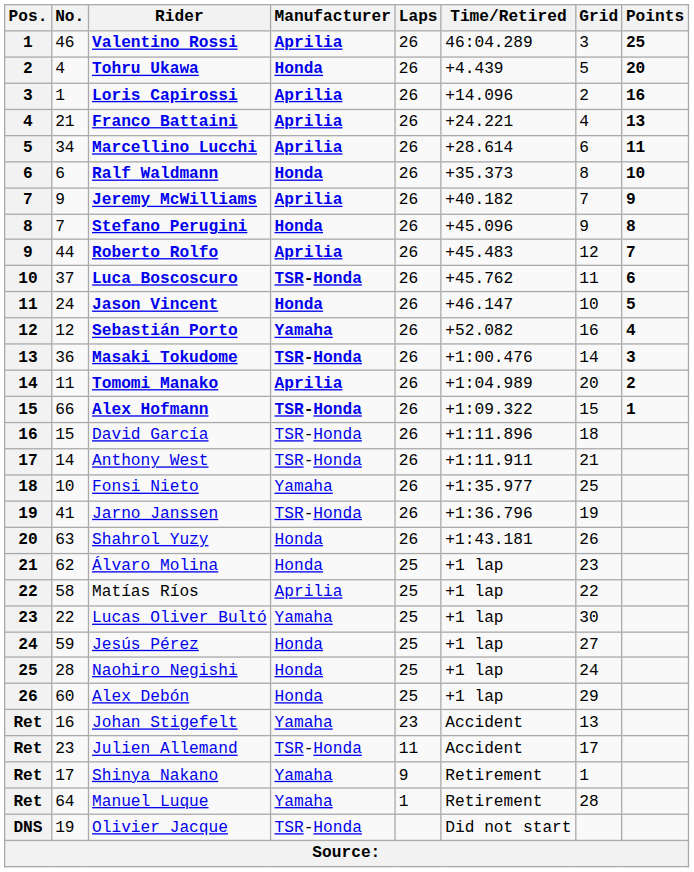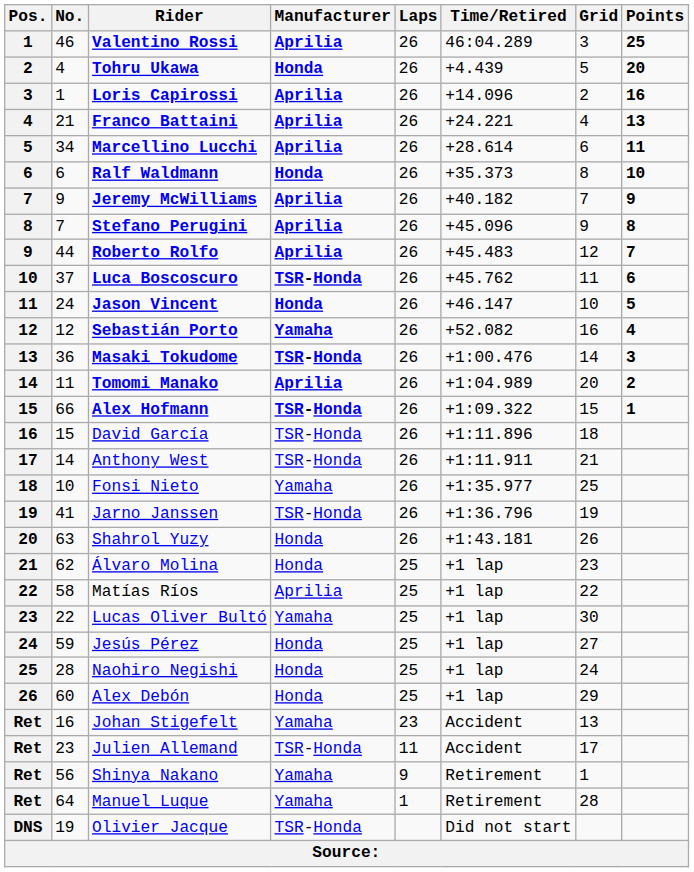(299, 227) Honda -> (308, 227) Aprilia
(65, 775) 17 -> (65, 775) 56
